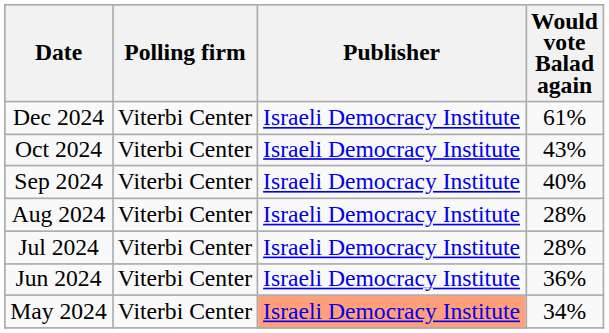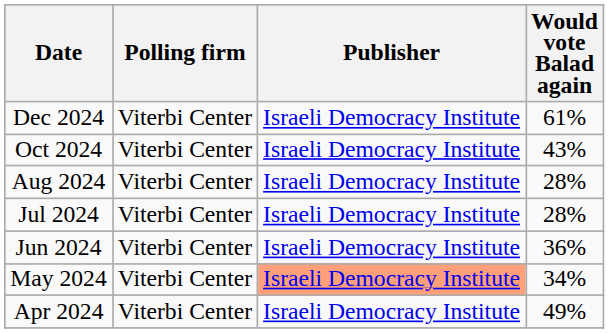- row: (59, 182)
+ row: (59, 311)
